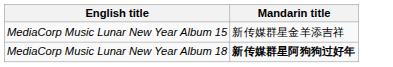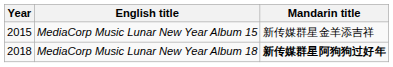+ column: (19, 13)
